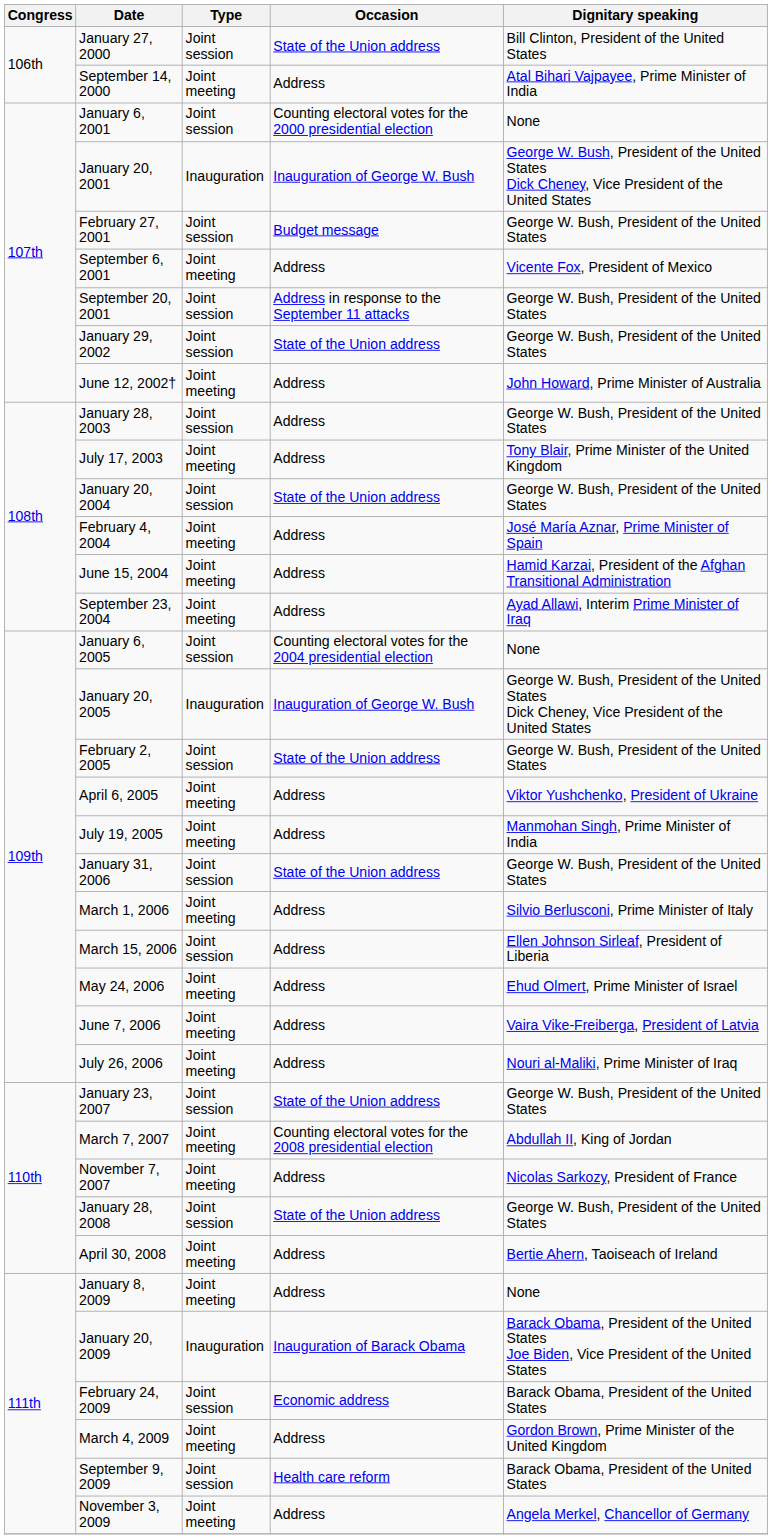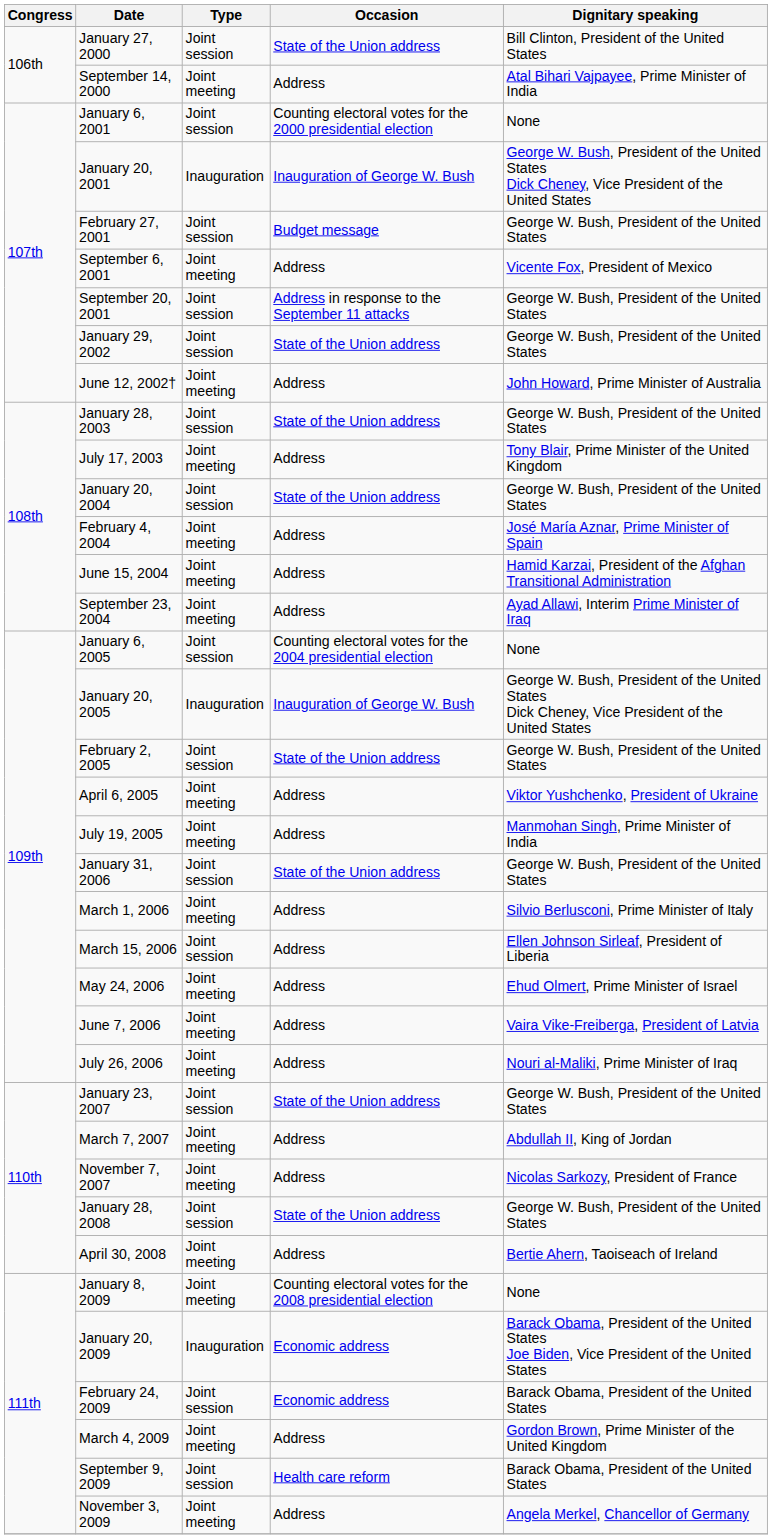(299, 421) Address -> (357, 421) State of the Union address
(371, 1139) Counting electoral votes for the 2008 presidential election -> (299, 1139) Address
(299, 1292) Address -> (371, 1292) Counting electoral votes for the 2008 presidential election
(369, 1346) Inauguration of Barack Obama -> (331, 1346) Economic address
